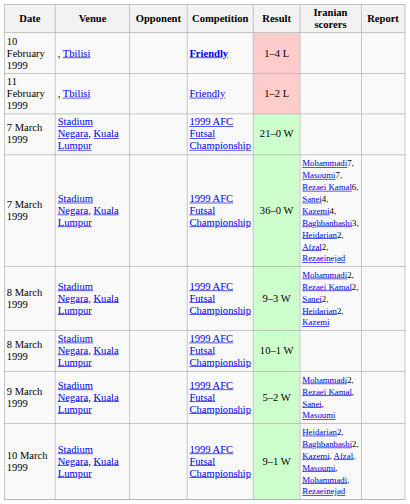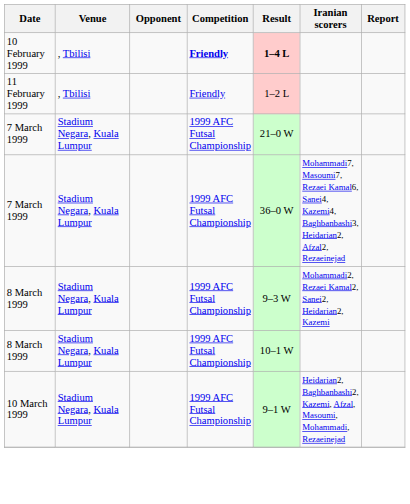(277, 53) normal -> (277, 53) bold
- row: (25, 397)
